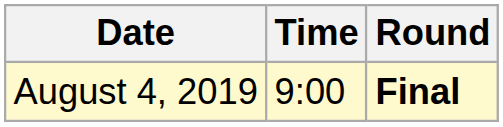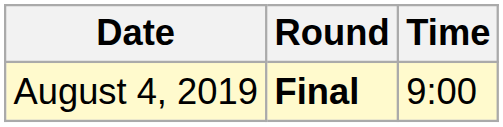columns swapped: (317, 33) <-> (433, 33)
